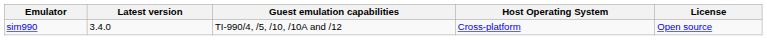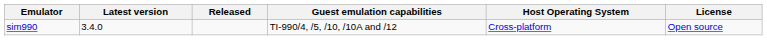+ column: (230, 12)
